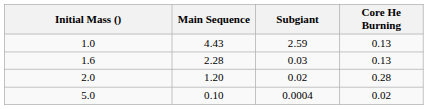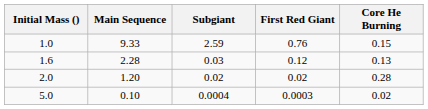+ column: (298, 19)
(214, 43) 4.43 -> (130, 43) 9.33
(381, 43) 0.13 -> (381, 43) 0.15
